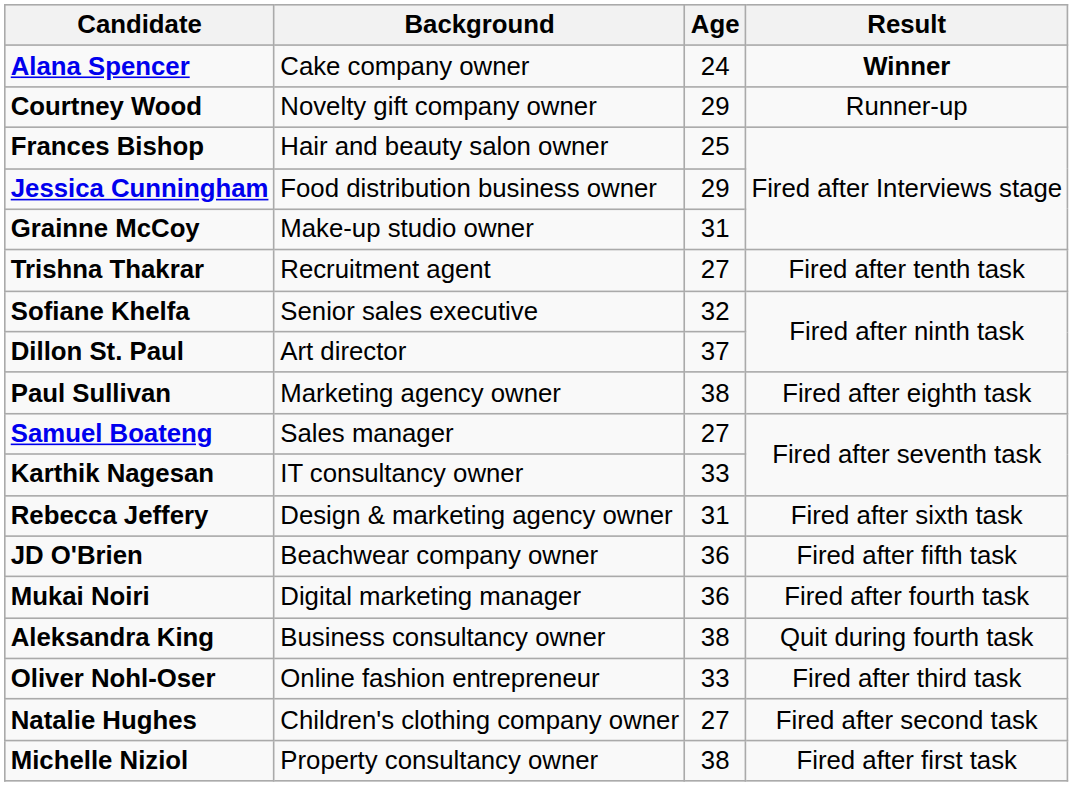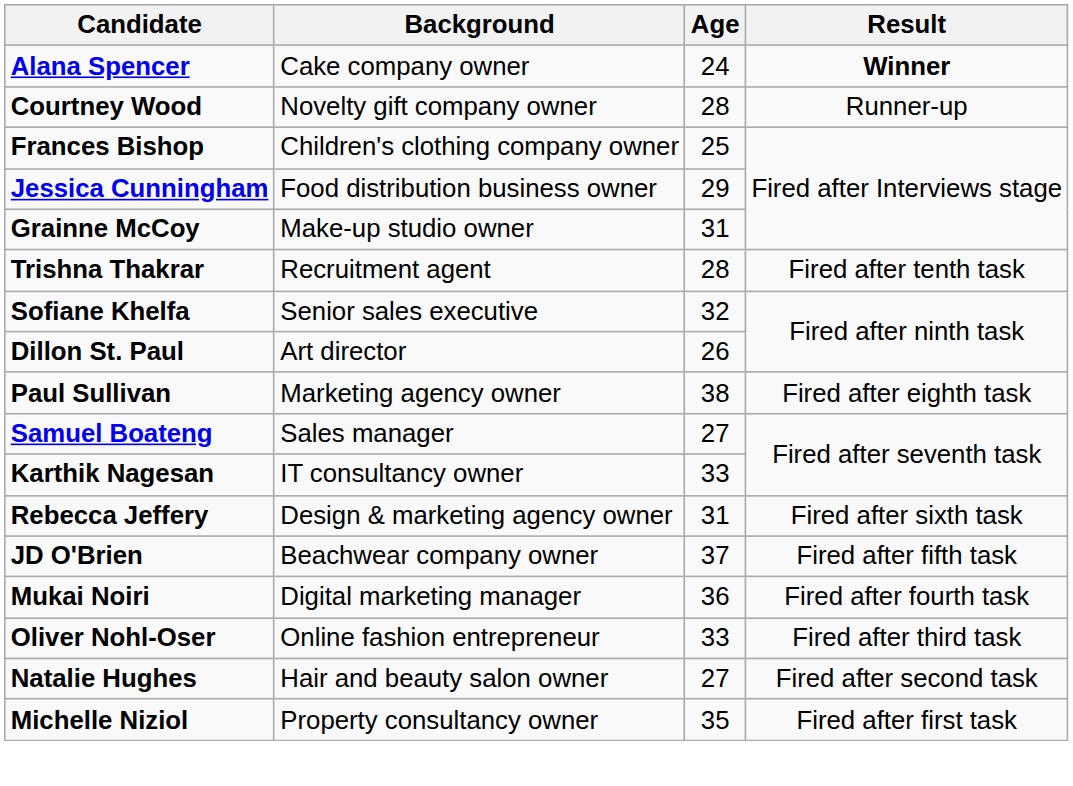(715, 106) 29 -> (715, 106) 28
(444, 147) Hair and beauty salon owner -> (480, 147) Children's clothing company owner
(715, 270) 27 -> (715, 270) 28
(715, 351) 37 -> (715, 351) 26
(715, 556) 36 -> (715, 556) 37
- row: (112, 637)
(480, 719) Children's clothing company owner -> (444, 678) Hair and beauty salon owner
(715, 760) 38 -> (715, 719) 35
